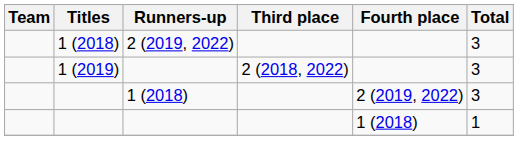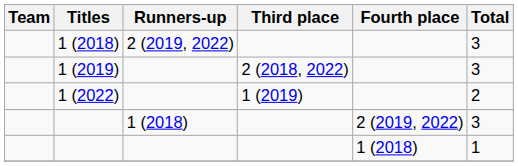+ row: (88, 95)
